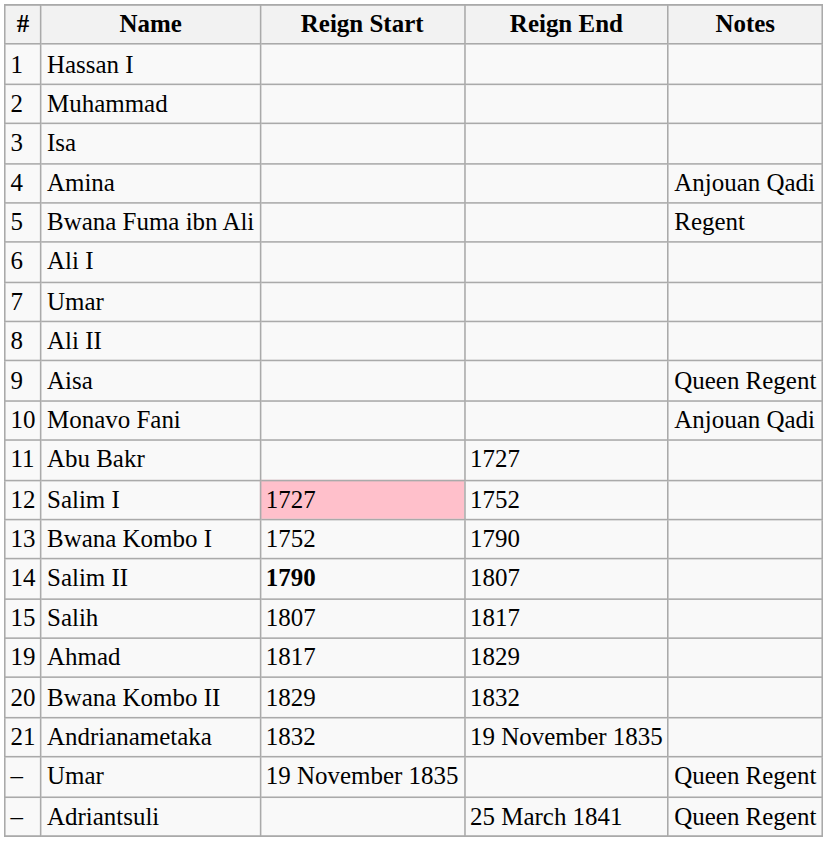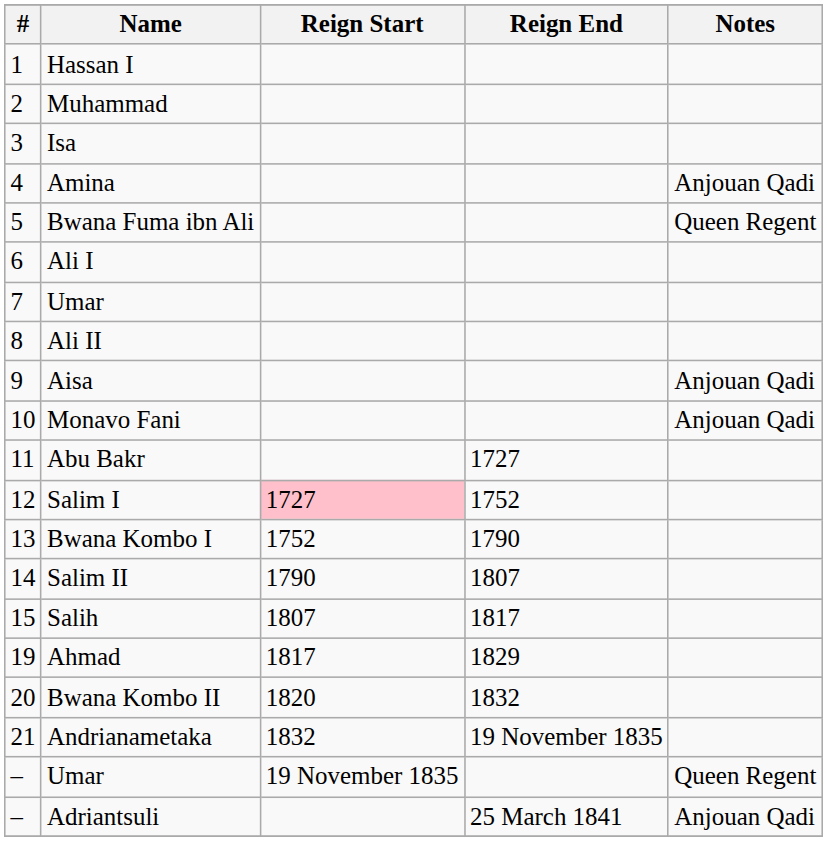(710, 222) Regent -> (745, 222) Queen Regent
(745, 380) Queen Regent -> (745, 380) Anjouan Qadi
(291, 578) bold -> (291, 578) normal
(291, 697) 1829 -> (291, 697) 1820
(745, 815) Queen Regent -> (745, 815) Anjouan Qadi
